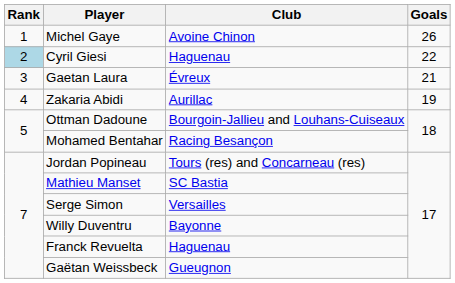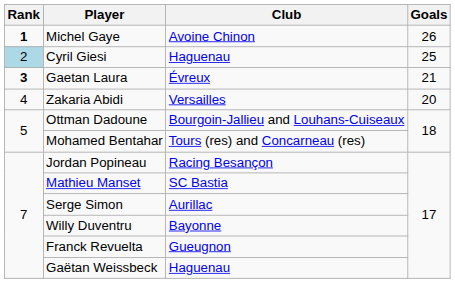(24, 36) normal -> (24, 36) bold
(429, 57) 22 -> (429, 57) 25
(24, 78) normal -> (24, 78) bold
(191, 99) Aurillac -> (197, 99) Versailles
(429, 99) 19 -> (429, 99) 20
(221, 141) Racing Besançon -> (267, 141) Tours (res) and Concarneau (res)
(267, 162) Tours (res) and Concarneau (res) -> (221, 162) Racing Besançon
(197, 204) Versailles -> (191, 204) Aurillac
(199, 246) Haguenau -> (200, 246) Gueugnon
(200, 267) Gueugnon -> (199, 267) Haguenau
